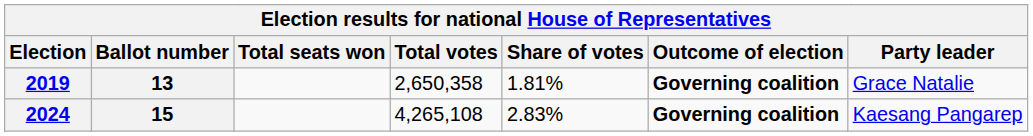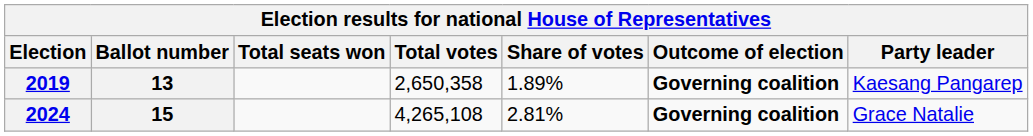(535, 83) 1.81% -> (535, 83) 1.89%
(913, 83) Grace Natalie -> (938, 83) Kaesang Pangarep
(535, 114) 2.83% -> (535, 114) 2.81%
(938, 114) Kaesang Pangarep -> (913, 114) Grace Natalie
